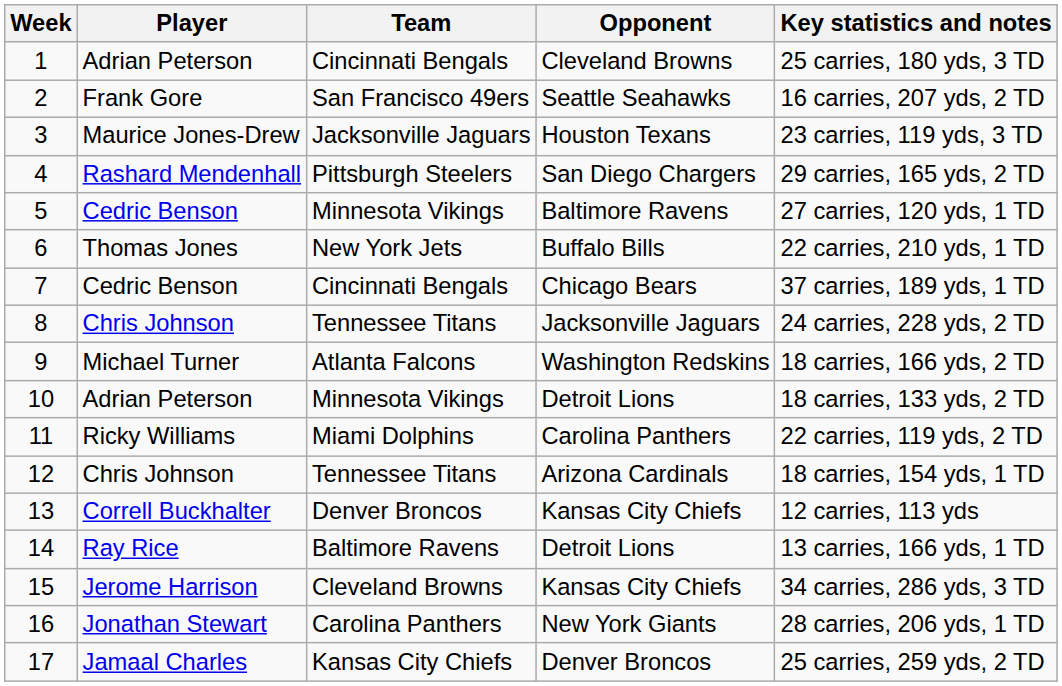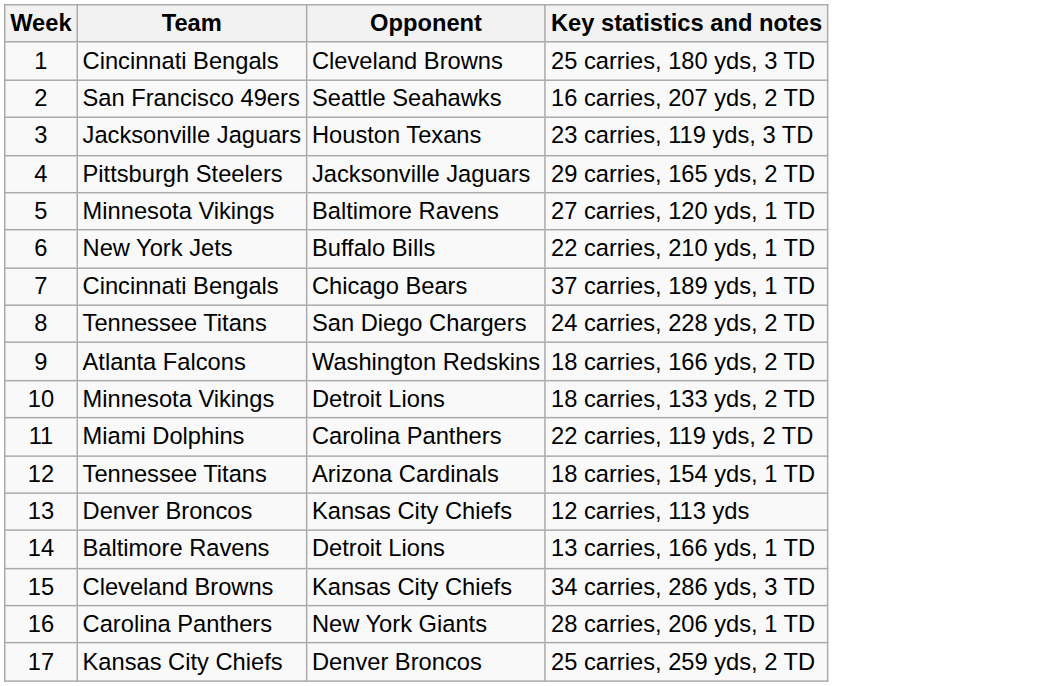- column: (192, 23)
(649, 173) San Diego Chargers -> (421, 173) Jacksonville Jaguars
(651, 323) Jacksonville Jaguars -> (419, 323) San Diego Chargers
